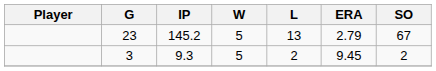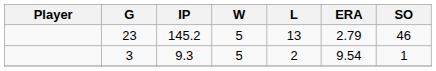(404, 35) 67 -> (404, 35) 46
(349, 55) 9.45 -> (349, 55) 9.54
(404, 55) 2 -> (404, 55) 1
